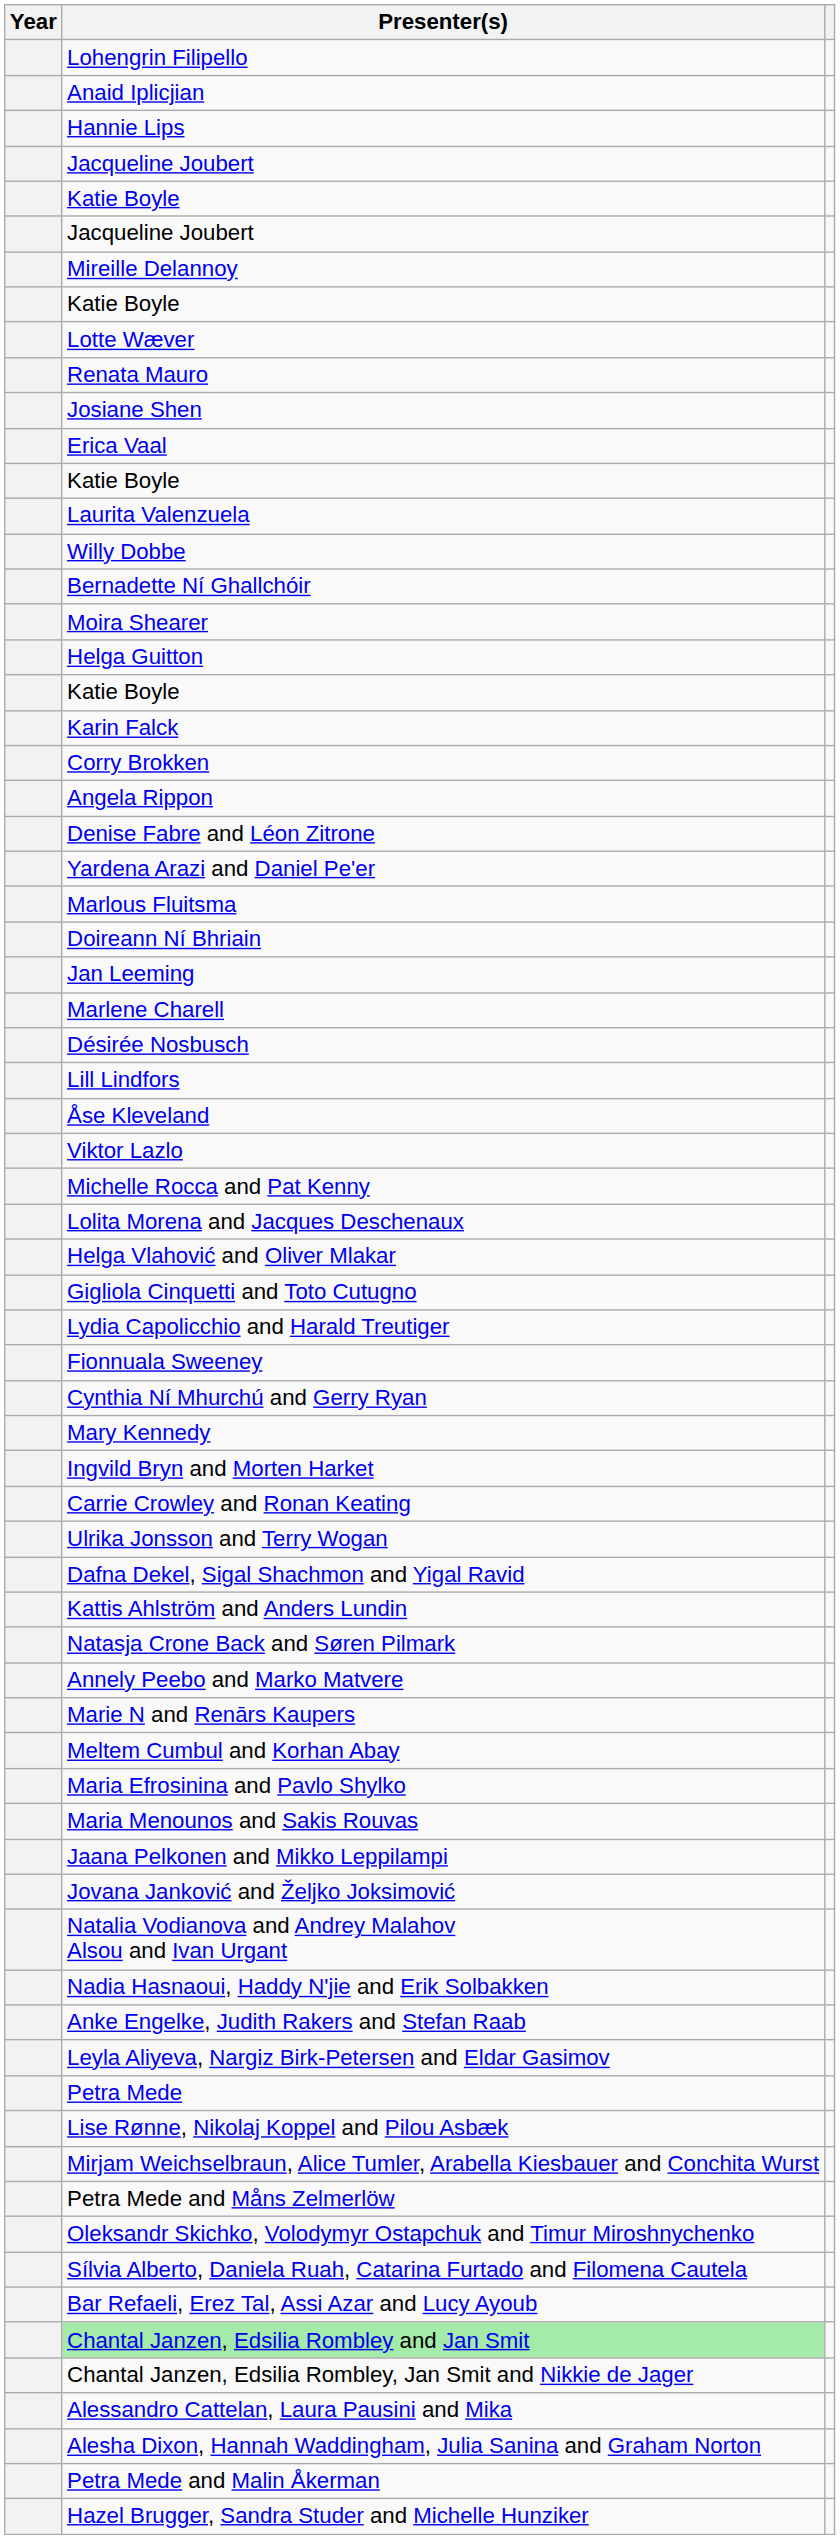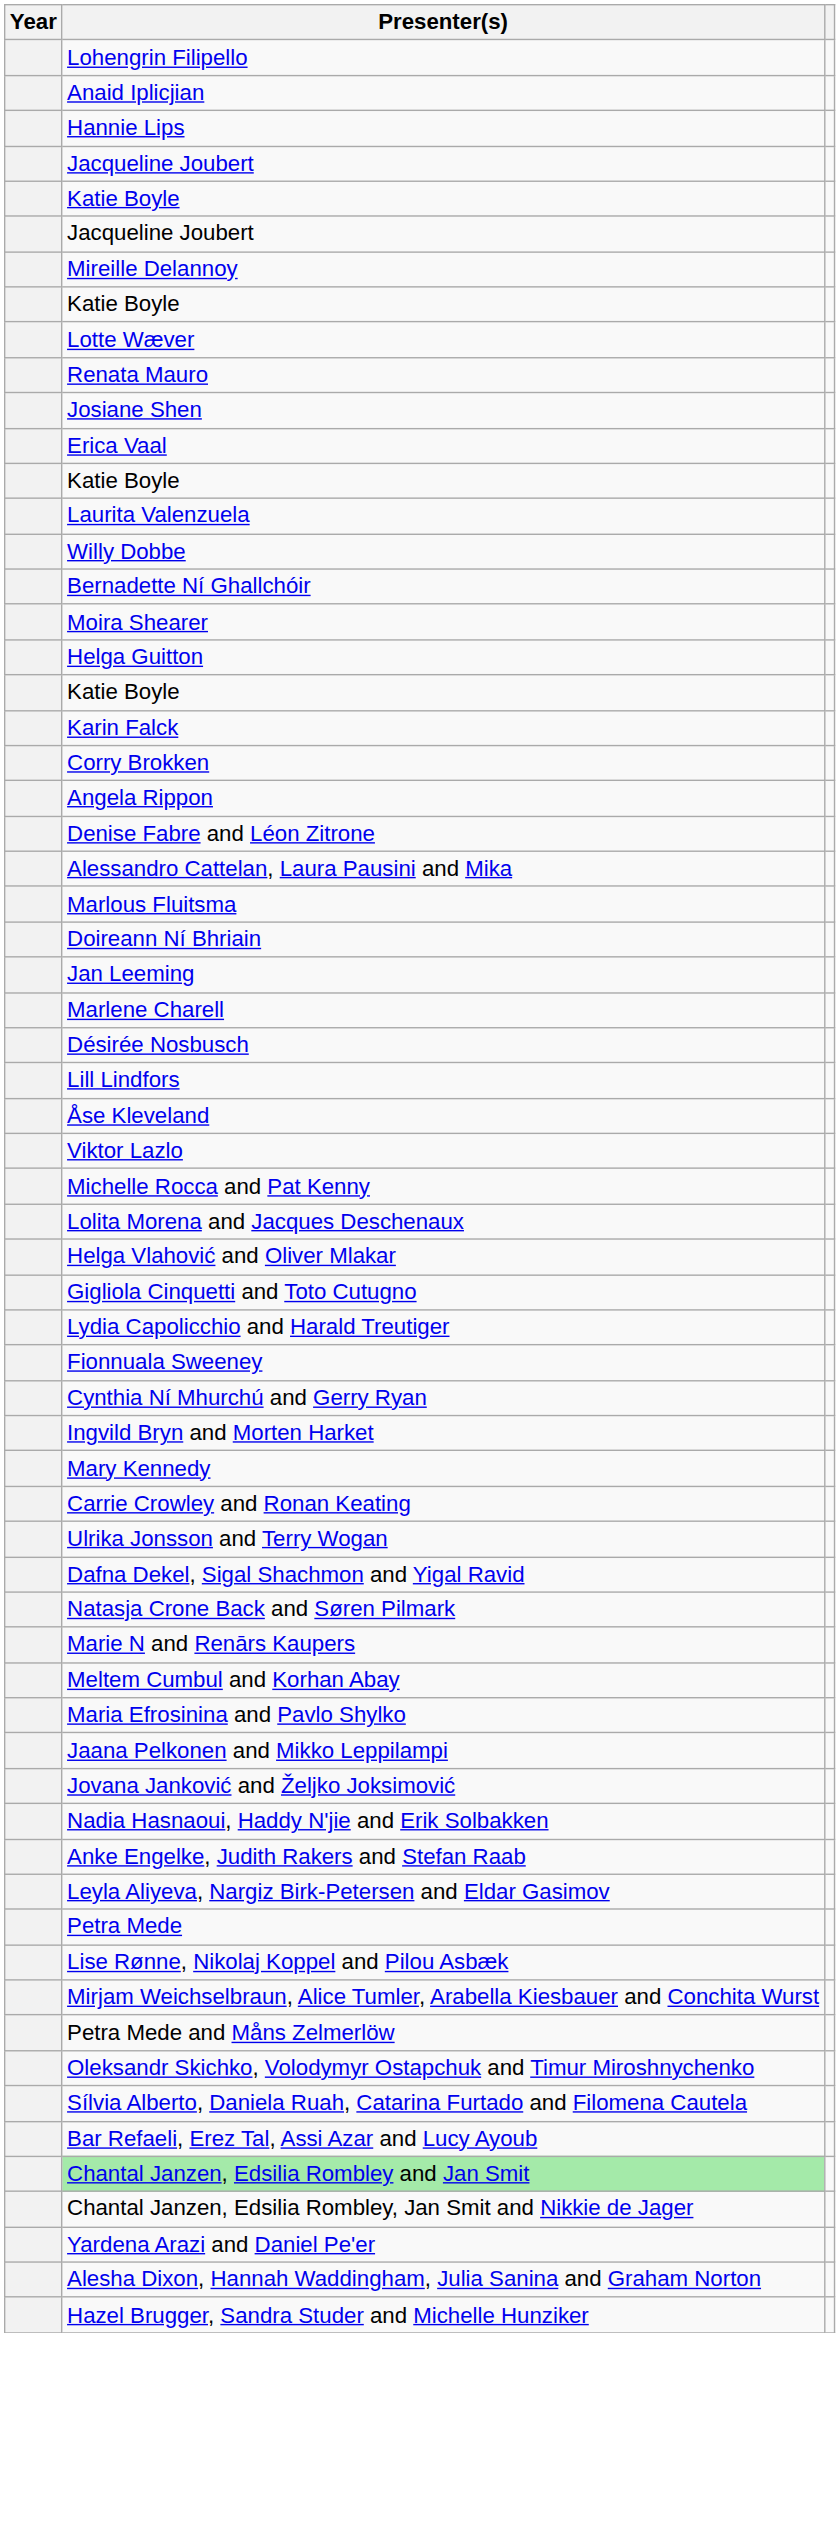rows swapped: (33, 869) <-> (33, 2411)
rows swapped: (33, 1433) <-> (33, 1468)
- row: (33, 1610)
- row: (33, 1680)
- row: (33, 1821)
- row: (33, 1939)
- row: (33, 2481)
